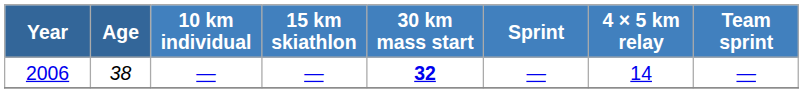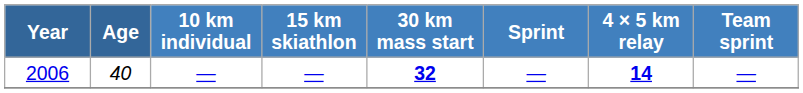(121, 73) 38 -> (121, 73) 40
(641, 73) normal -> (641, 73) bold
